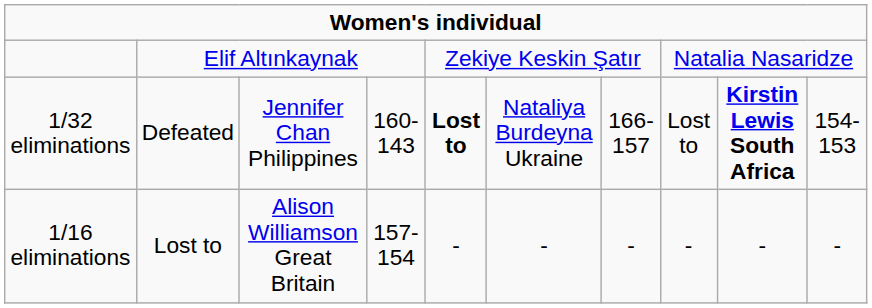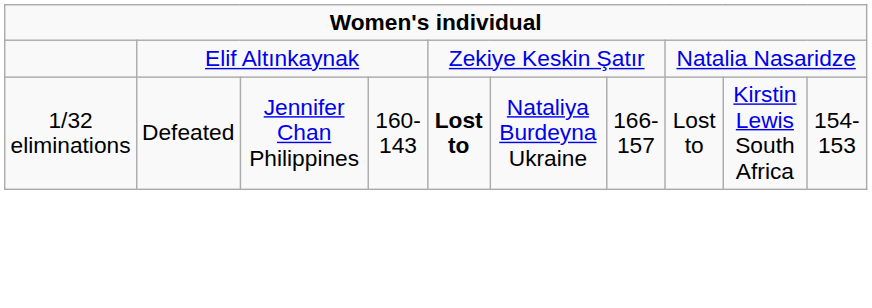(762, 132) bold -> (765, 132) normal
- row: (70, 245)
